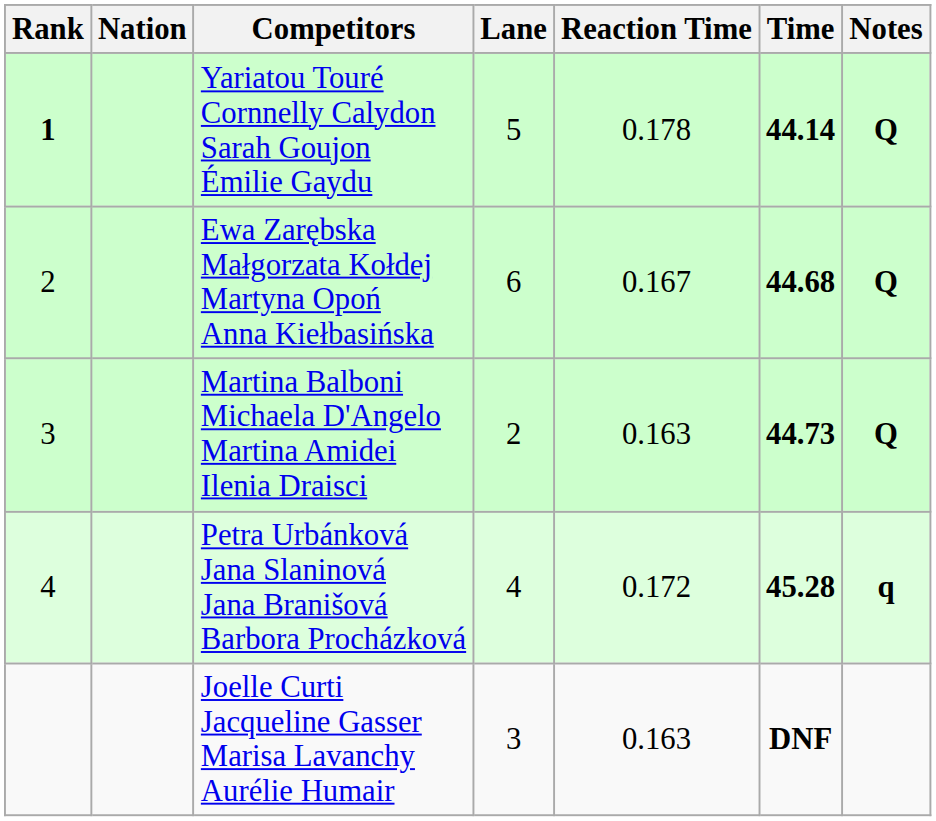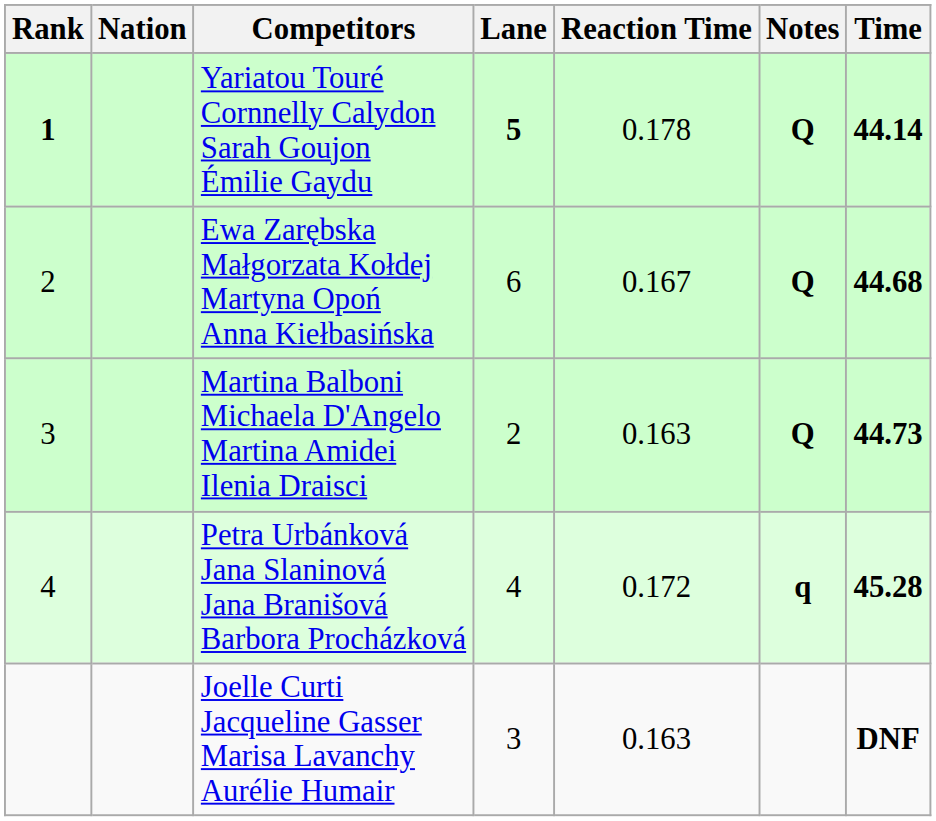columns swapped: (801, 28) <-> (886, 28)
(514, 129) normal -> (514, 129) bold
